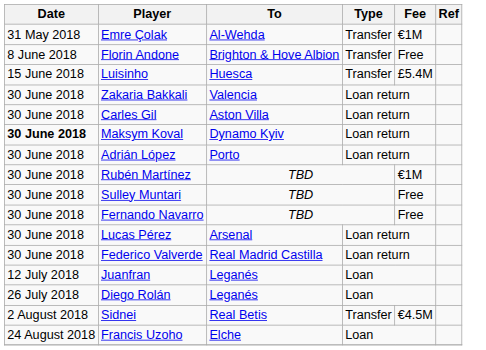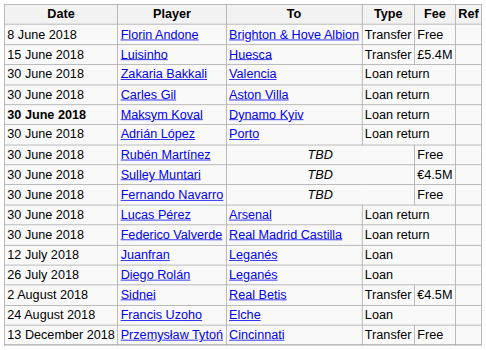- row: (134, 34)
(410, 174) €1M -> (430, 154) Free
(411, 194) Free -> (435, 174) €4.5M
+ row: (172, 335)
